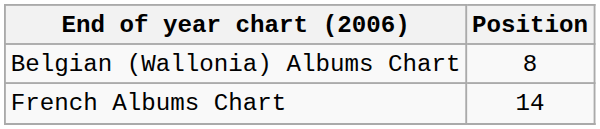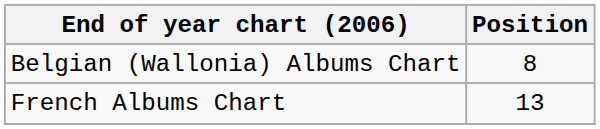(530, 103) 14 -> (530, 103) 13
